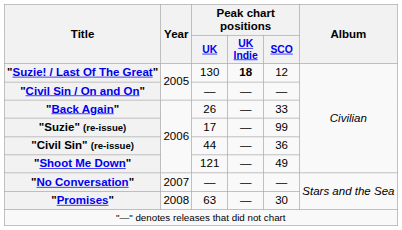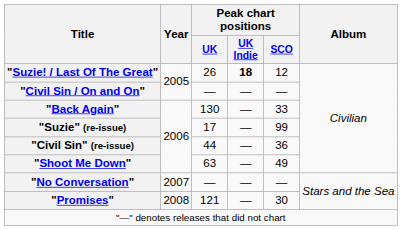(210, 72) 130 -> (210, 72) 26
(210, 109) 26 -> (210, 109) 130
(210, 164) 121 -> (210, 164) 63
(210, 200) 63 -> (210, 200) 121
